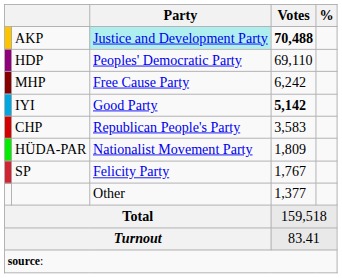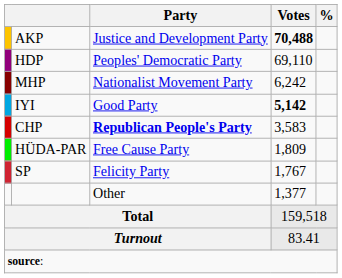(180, 37) paleturquoise background -> (180, 37) no background
(141, 82) Free Cause Party -> (173, 82) Nationalist Movement Party
(167, 127) normal -> (172, 127) bold
(173, 149) Nationalist Movement Party -> (141, 149) Free Cause Party
